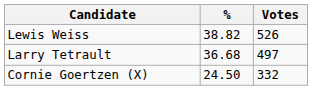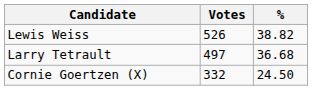columns swapped: (280, 15) <-> (227, 15)
